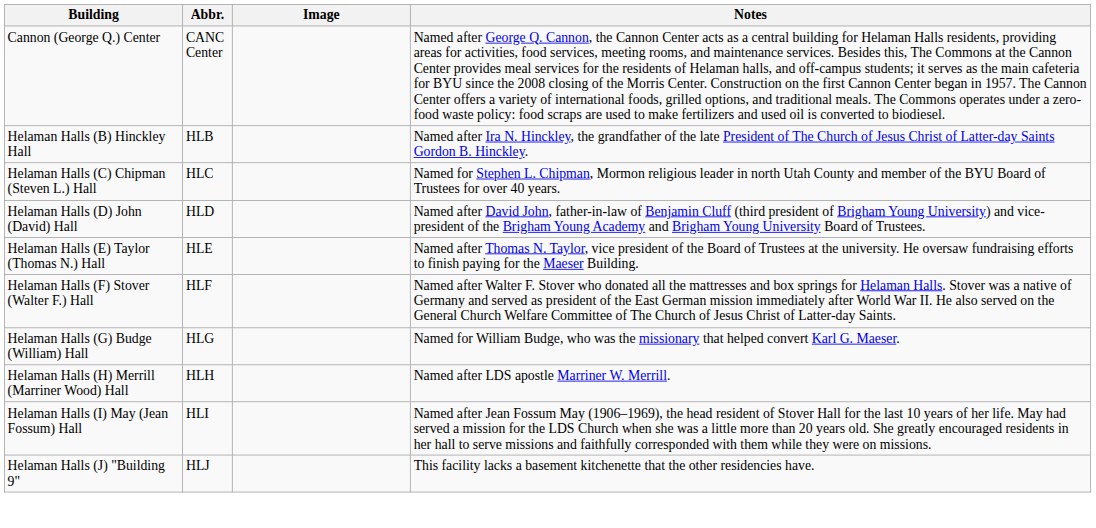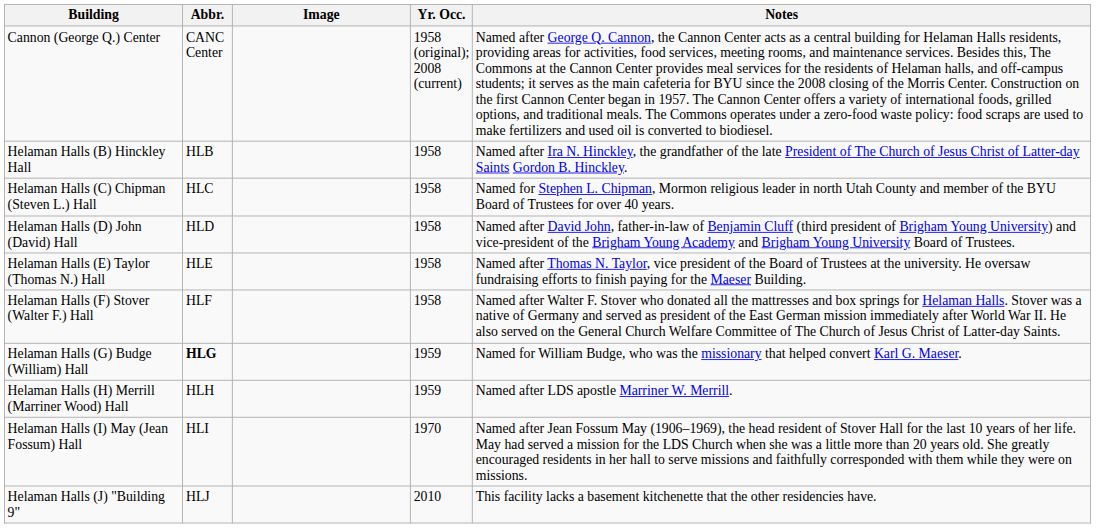+ column: (442, 15)
(200, 338) normal -> (201, 353) bold
